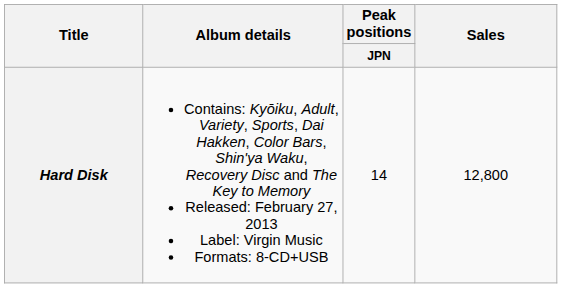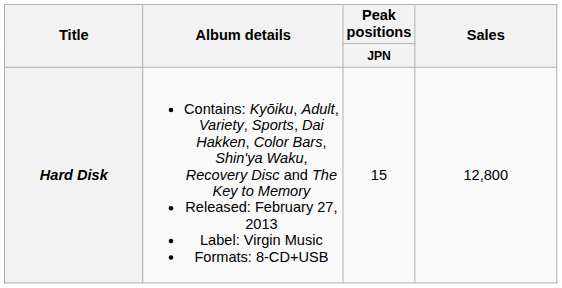(379, 175) 14 -> (379, 175) 15
